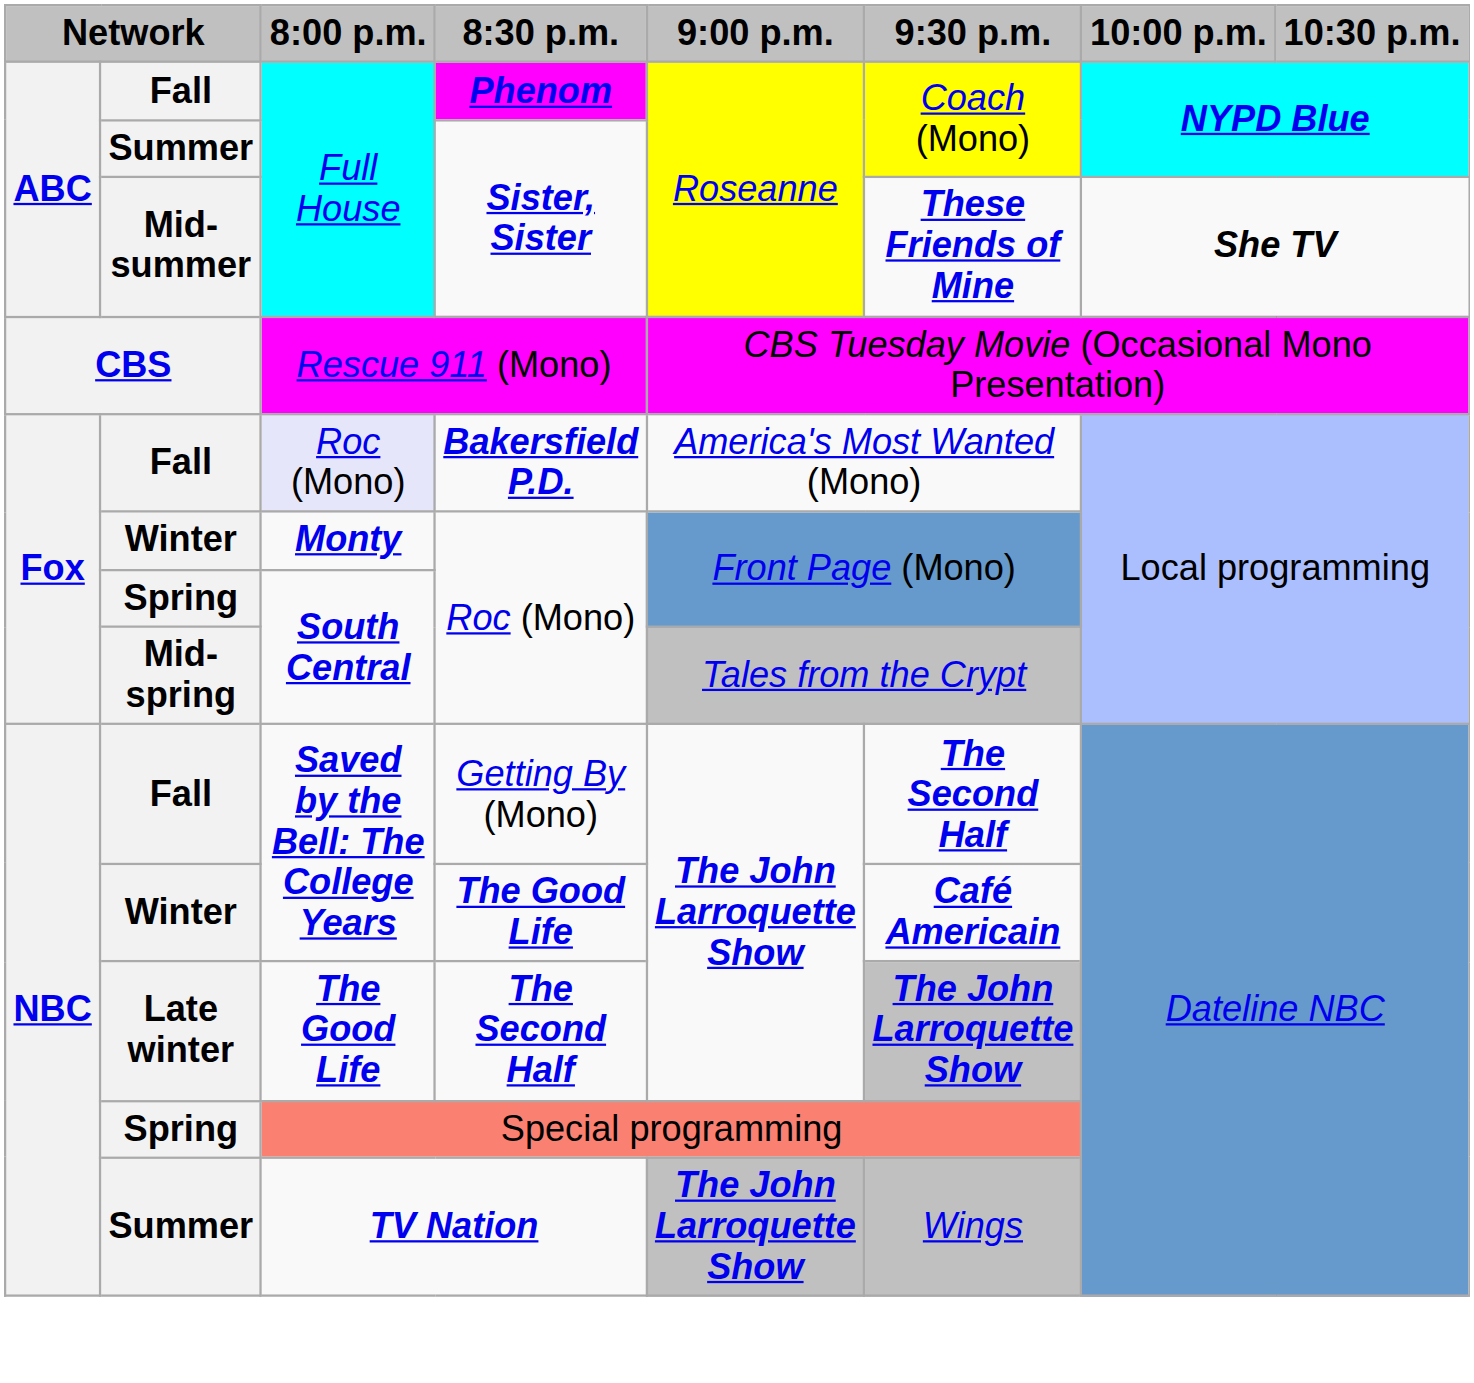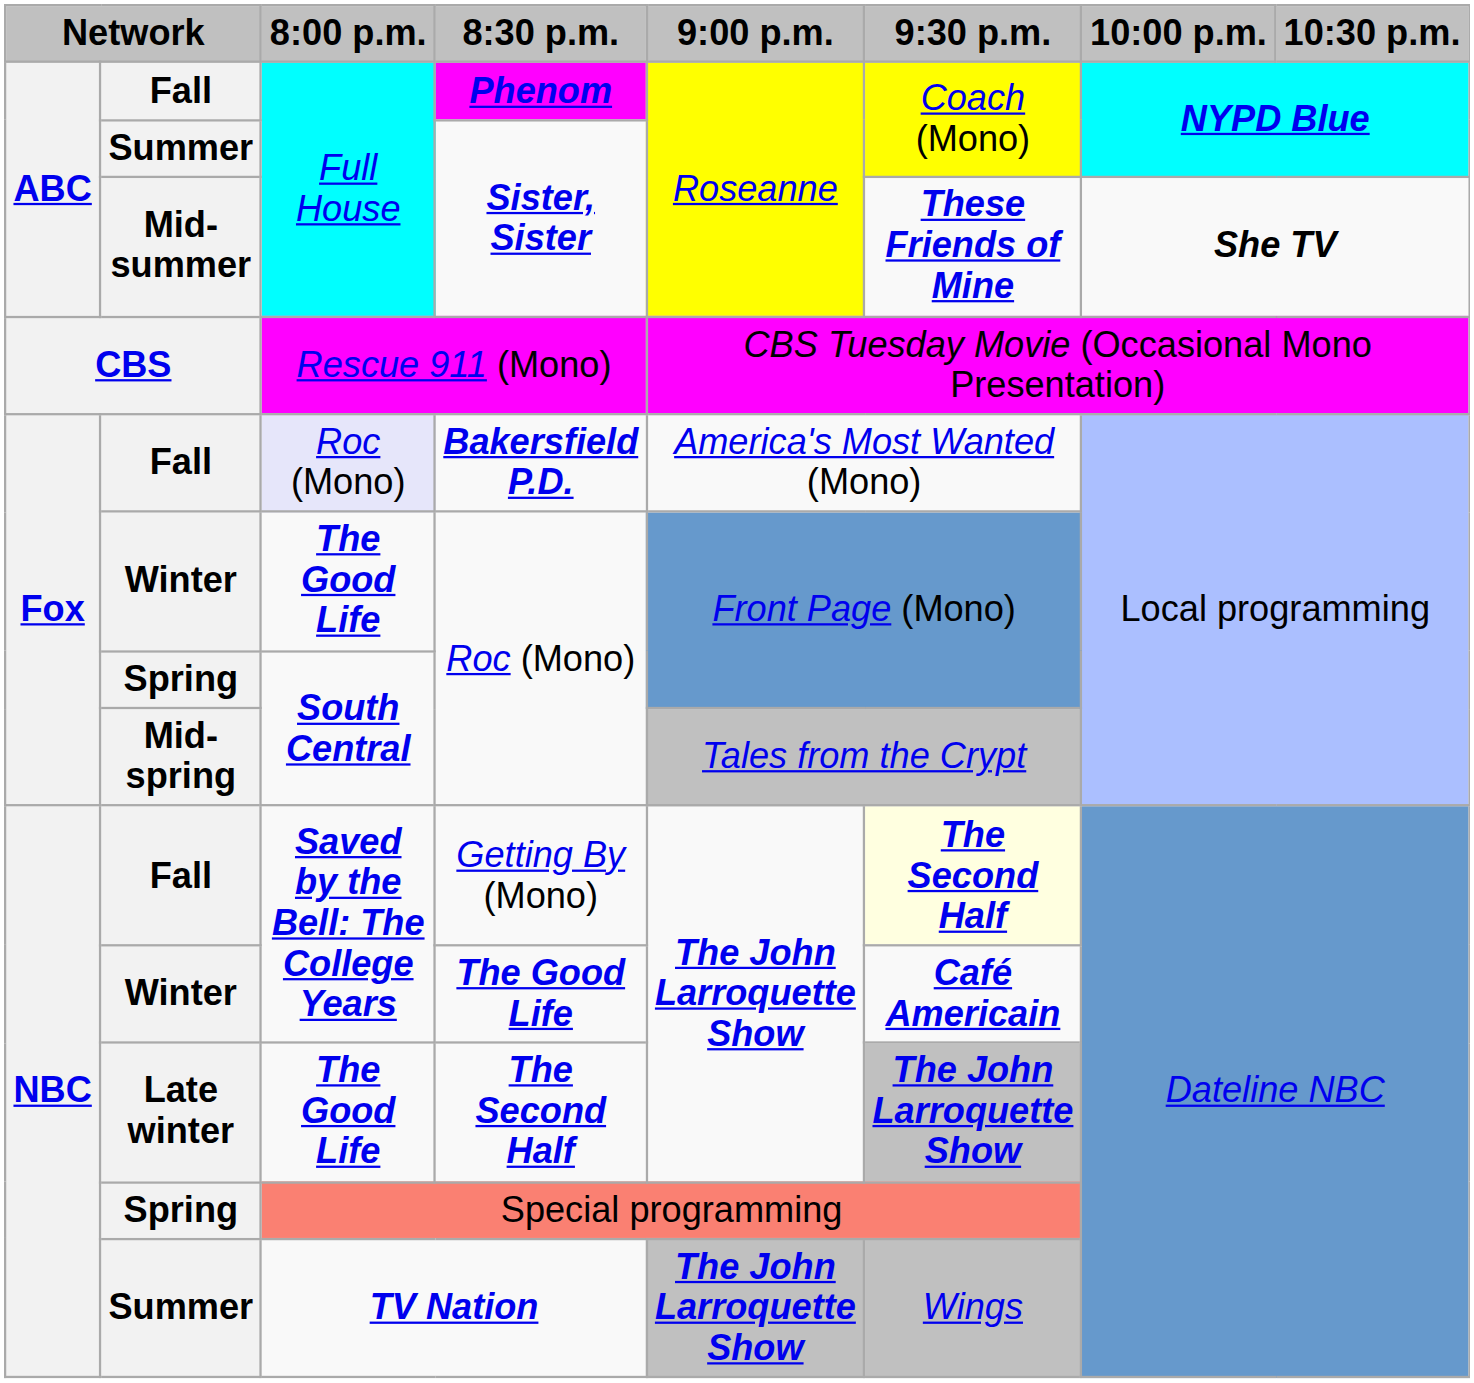(348, 539) Monty -> (348, 580) The Good Life
(973, 793) no background -> (973, 874) lightyellow background
